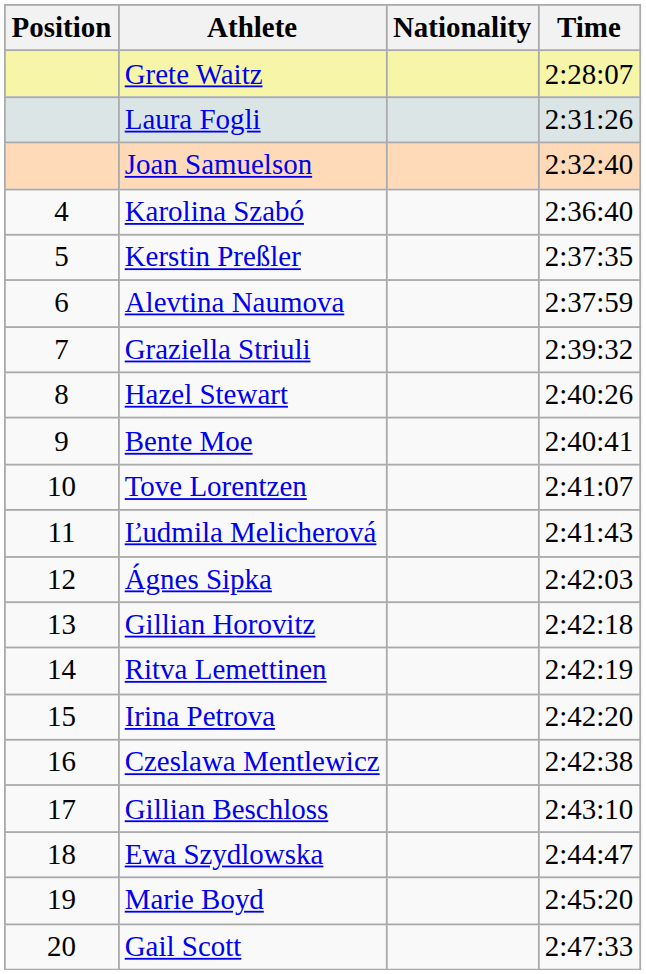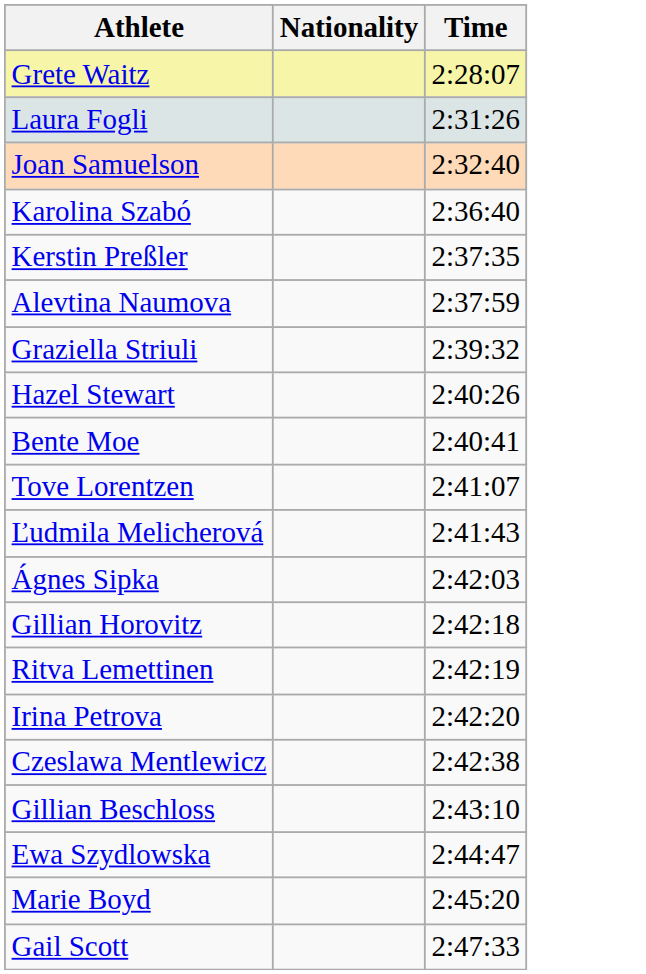- column: (61, 27)
